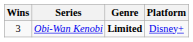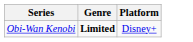- column: (18, 12)
